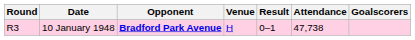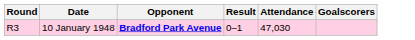- column: (240, 12)
(309, 27) 47,738 -> (275, 27) 47,030
